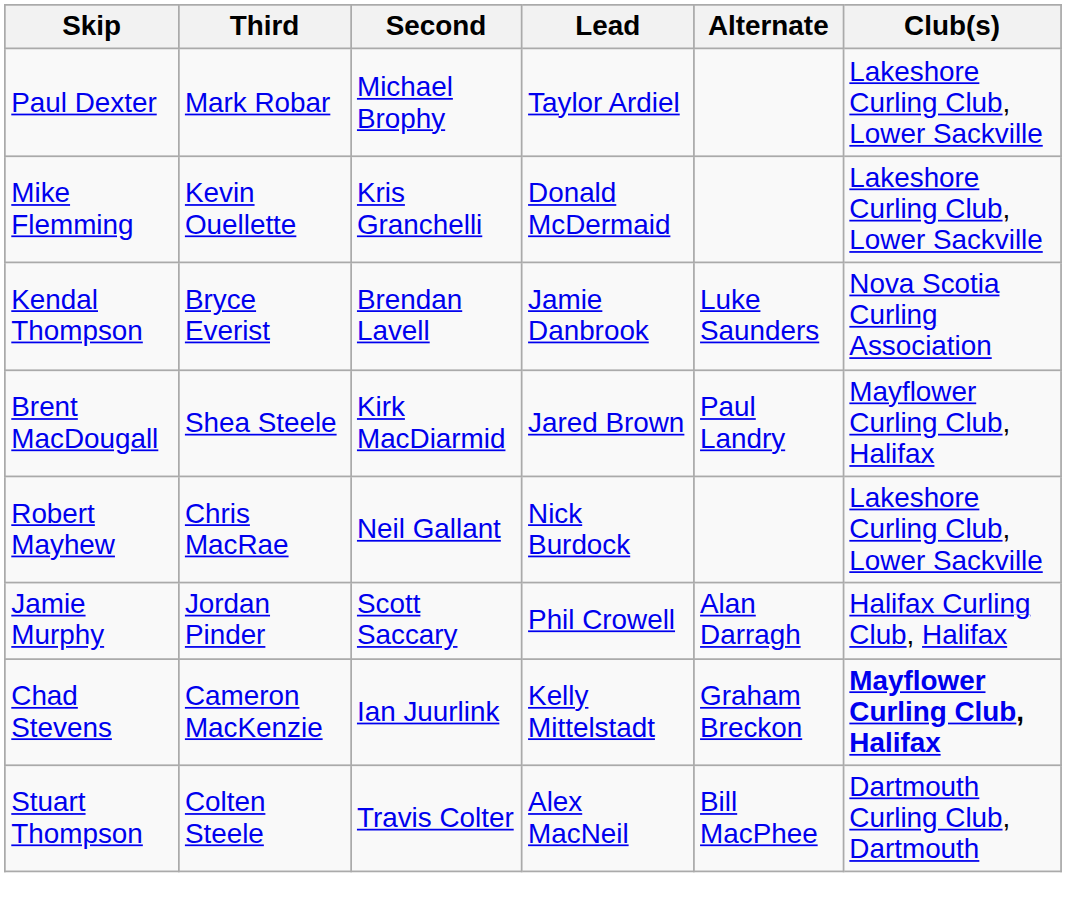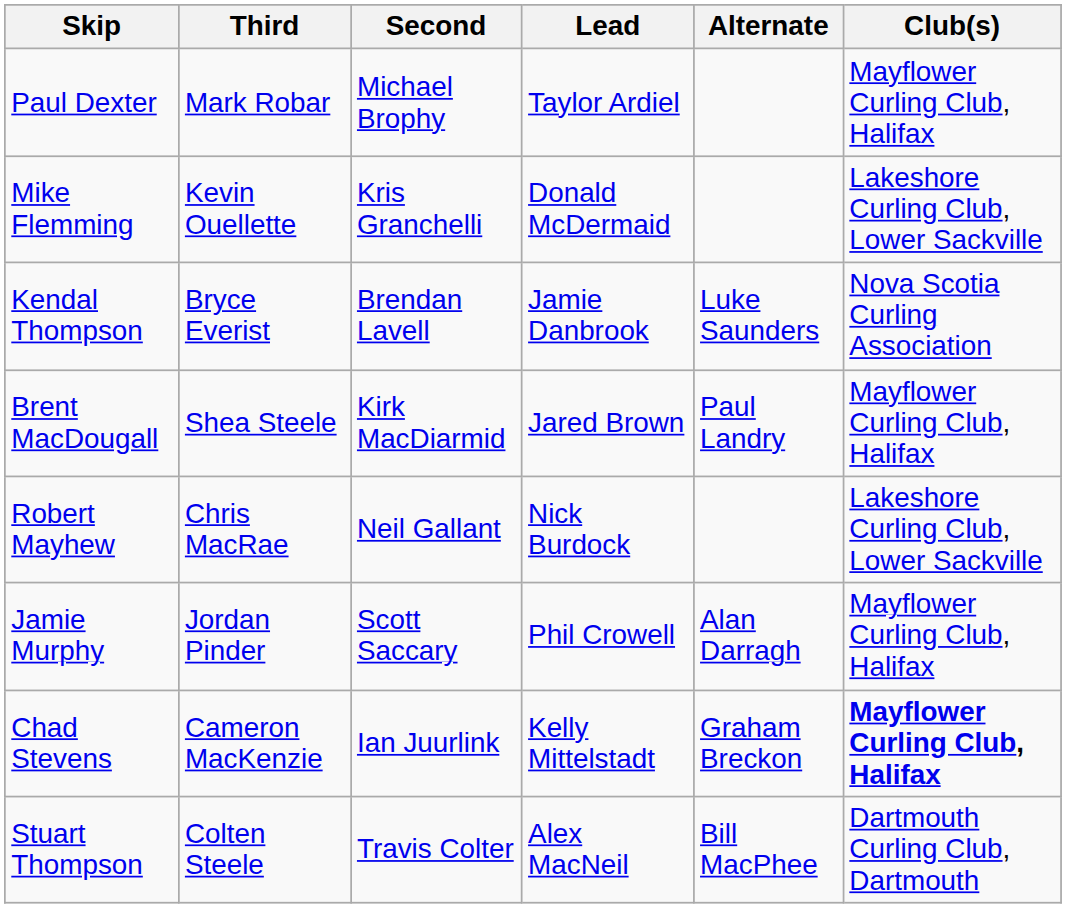(946, 102) Lakeshore Curling Club, Lower Sackville -> (930, 102) Mayflower Curling Club, Halifax
(940, 620) Halifax Curling Club, Halifax -> (930, 636) Mayflower Curling Club, Halifax
